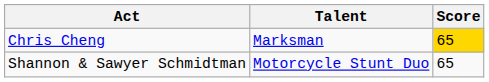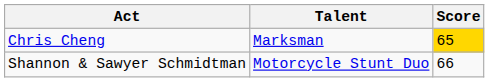(445, 64) 65 -> (445, 64) 66
